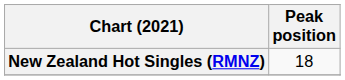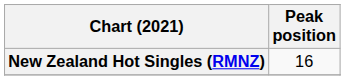(304, 61) 18 -> (304, 61) 16
